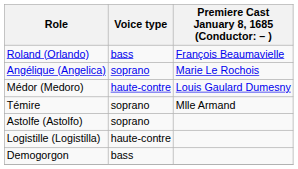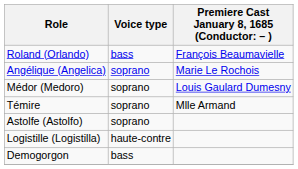(141, 88) haute-contre -> (130, 88) soprano
